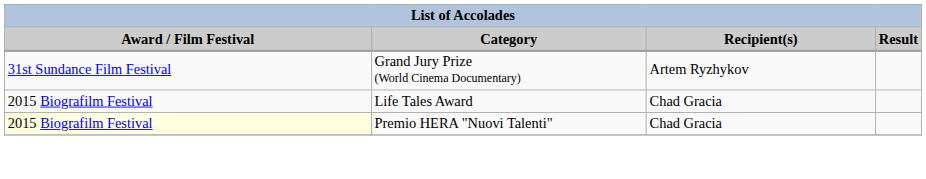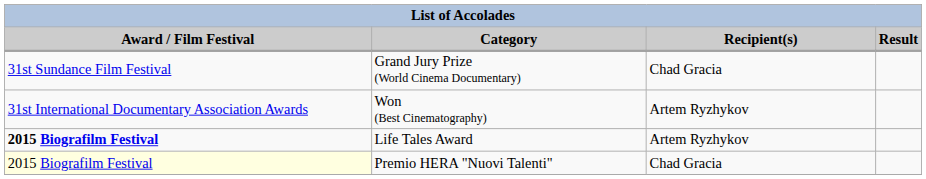(699, 70) Artem Ryzhykov -> (686, 70) Chad Gracia
+ row: (431, 109)
(80, 101) normal -> (83, 140) bold
(686, 101) Chad Gracia -> (699, 140) Artem Ryzhykov
